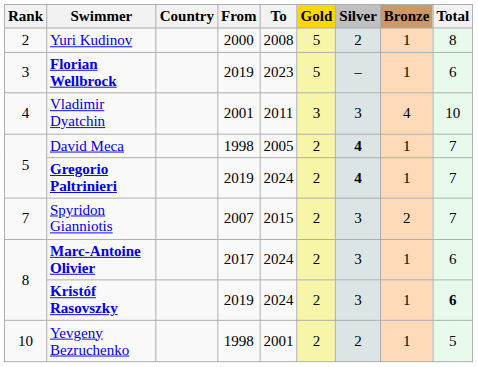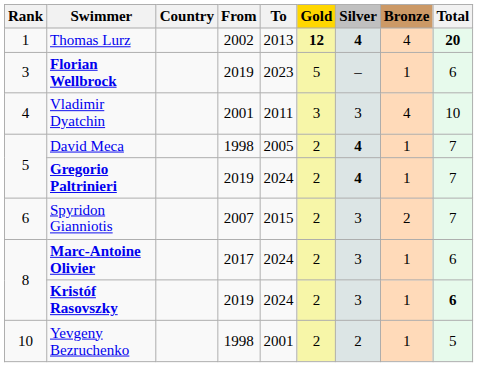+ row: (90, 40)
- row: (91, 40)
(25, 218) 7 -> (25, 218) 6
